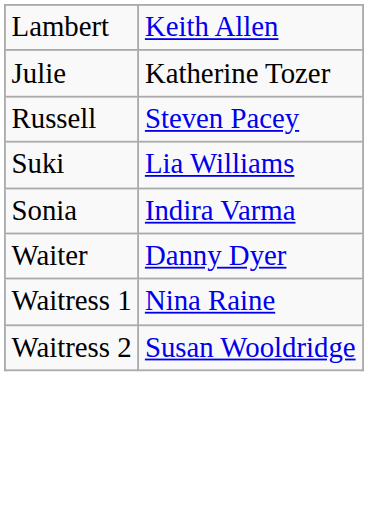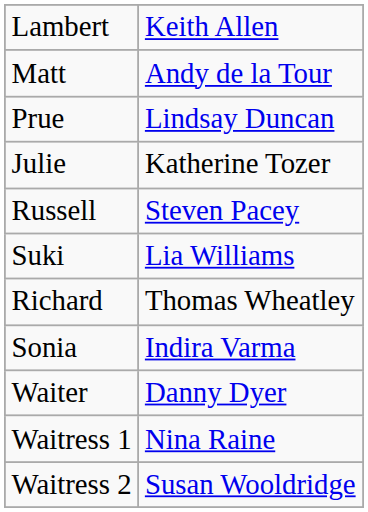+ row: (39, 73)
+ row: (38, 118)
+ row: (57, 301)
